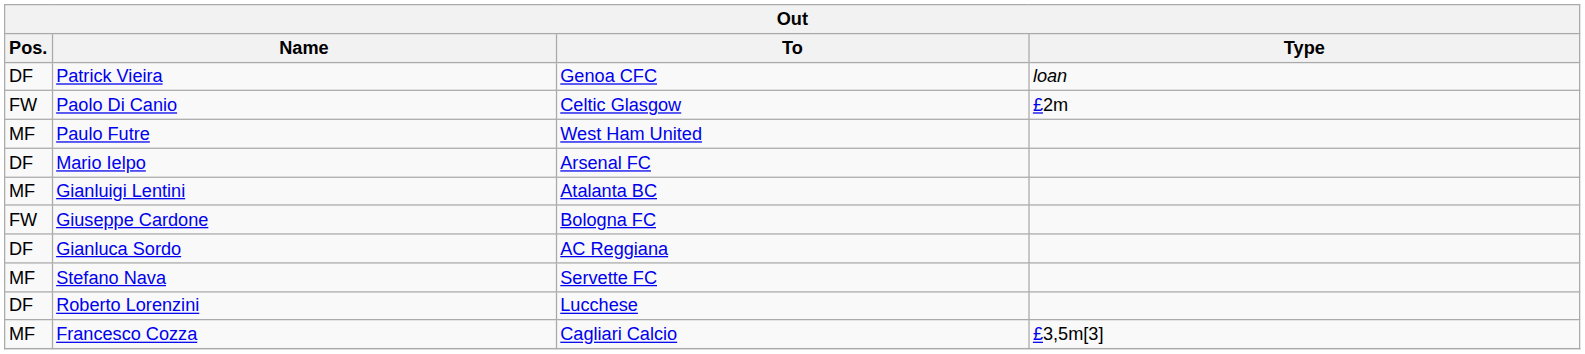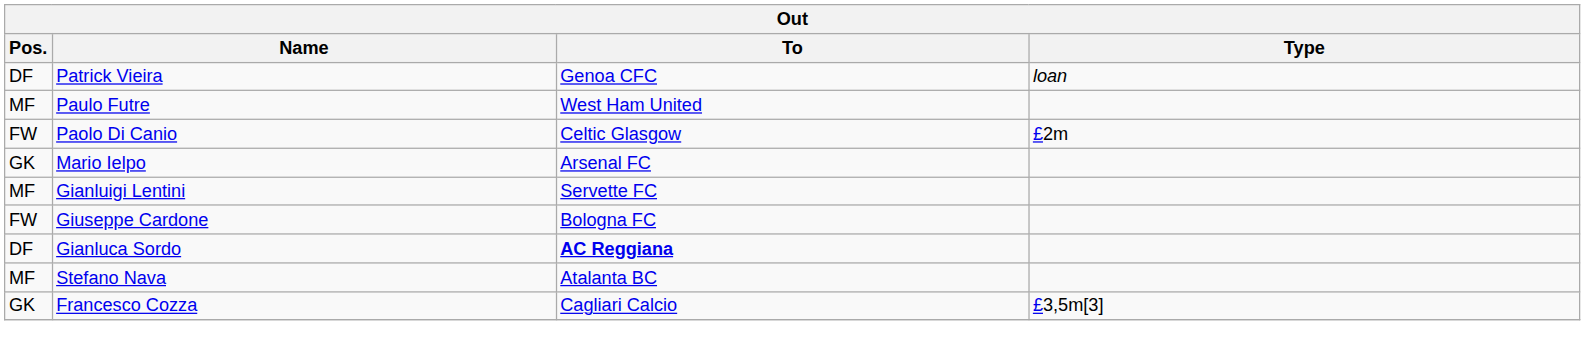rows swapped: (117, 105) <-> (103, 134)
(21, 163) DF -> (22, 163) GK
(609, 191) Atalanta BC -> (609, 191) Servette FC
(614, 249) normal -> (617, 249) bold
(609, 277) Servette FC -> (609, 277) Atalanta BC
- row: (128, 306)
(22, 335) MF -> (22, 306) GK
